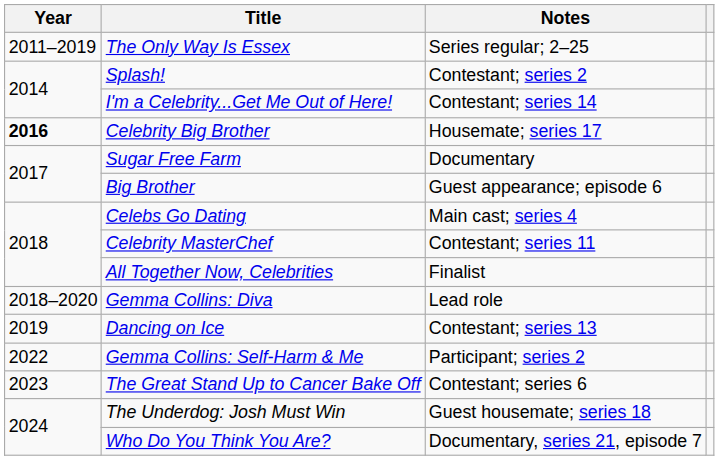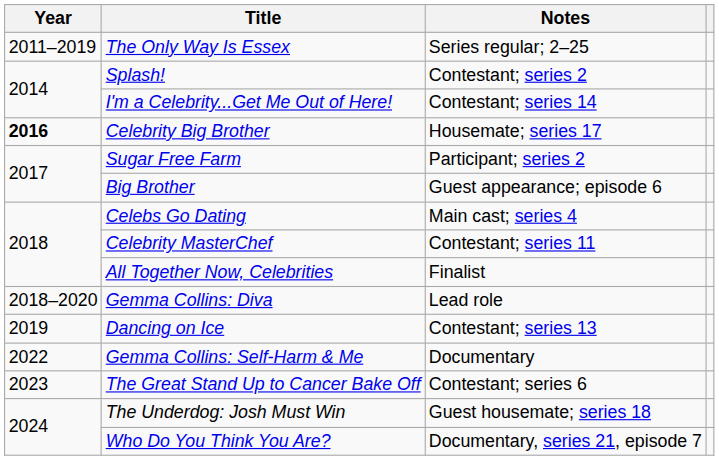(482, 159) Documentary -> (507, 159) Participant; series 2
(507, 356) Participant; series 2 -> (482, 356) Documentary
